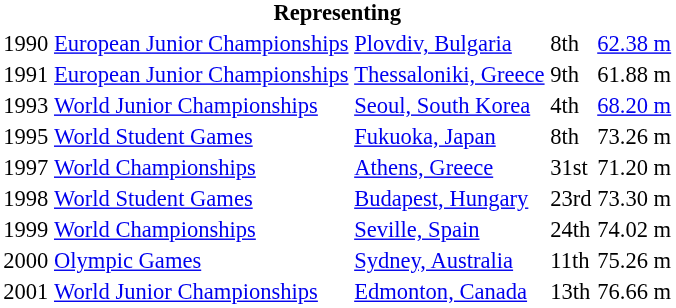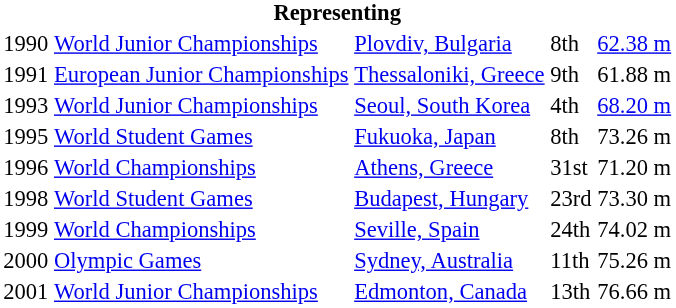(201, 43) European Junior Championships -> (186, 43) World Junior Championships
(26, 167) 1997 -> (26, 167) 1996
